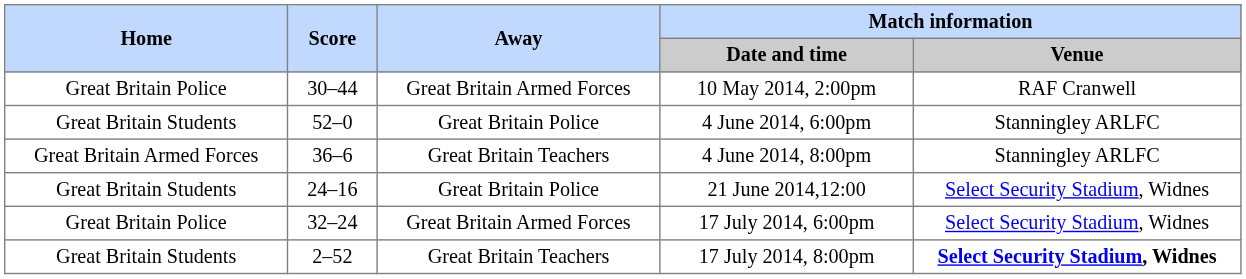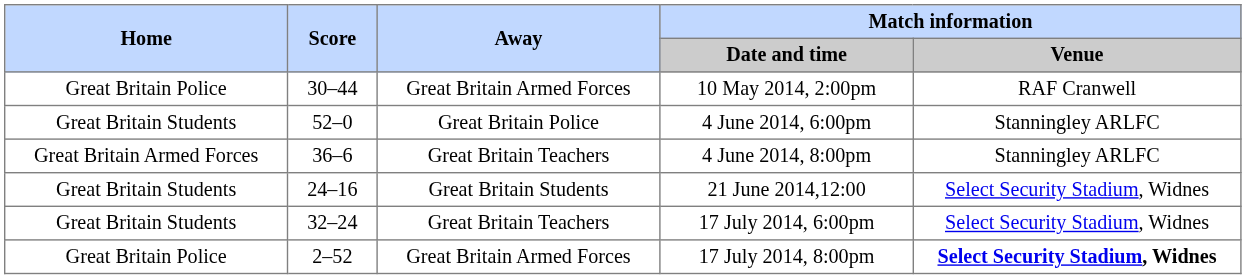(518, 189) Great Britain Police -> (518, 189) Great Britain Students
(146, 222) Great Britain Police -> (146, 222) Great Britain Students
(518, 222) Great Britain Armed Forces -> (518, 222) Great Britain Teachers
(146, 256) Great Britain Students -> (146, 256) Great Britain Police
(518, 256) Great Britain Teachers -> (518, 256) Great Britain Armed Forces
